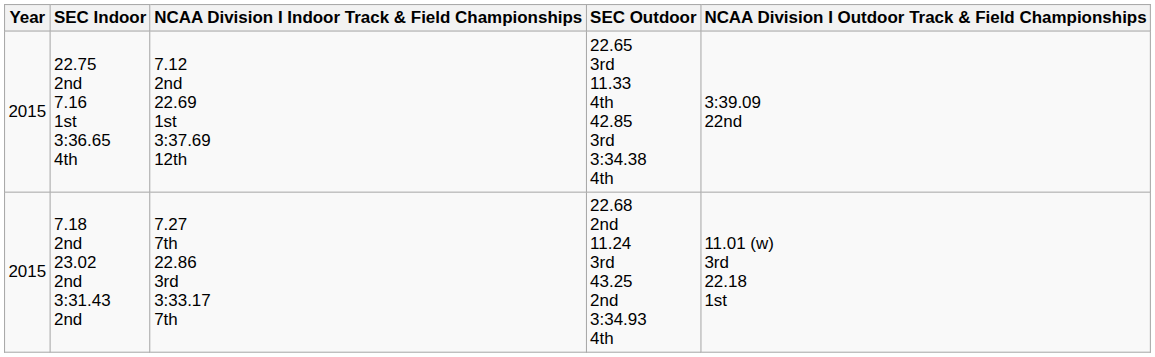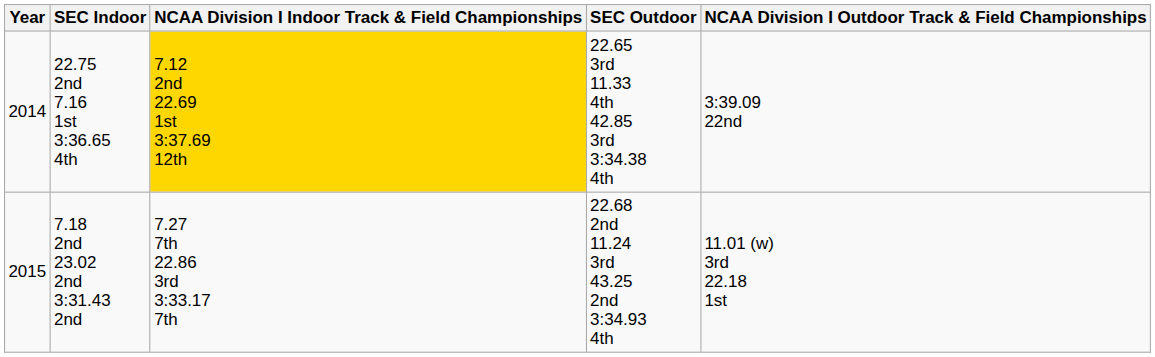(27, 111) 2015 -> (27, 111) 2014
(182, 111) no background -> (182, 111) gold background
